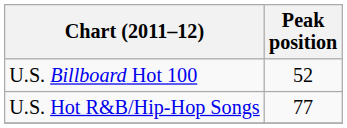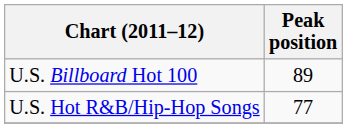(303, 75) 52 -> (303, 75) 89
